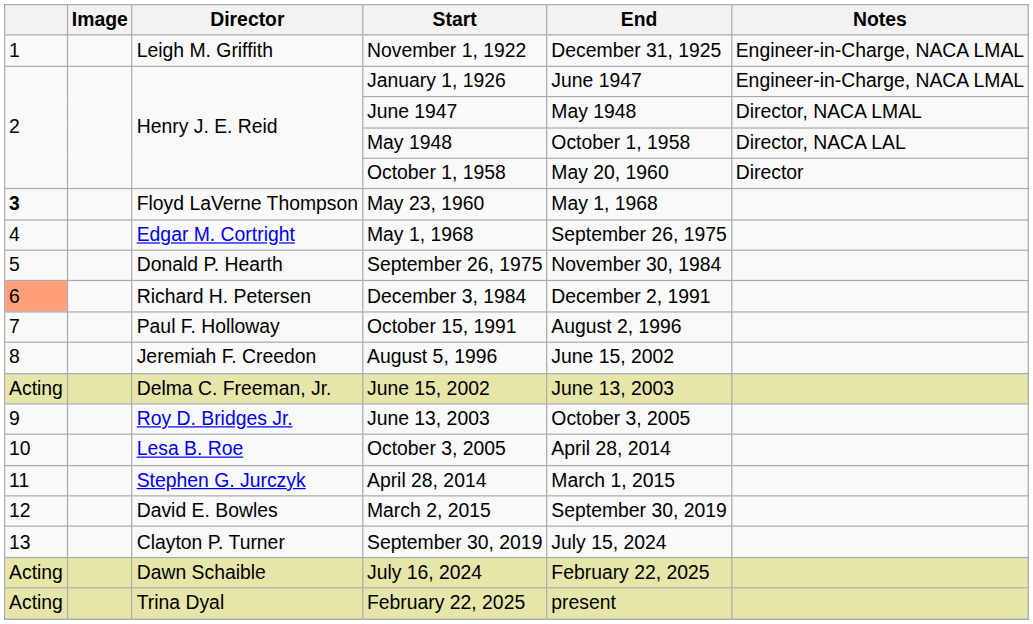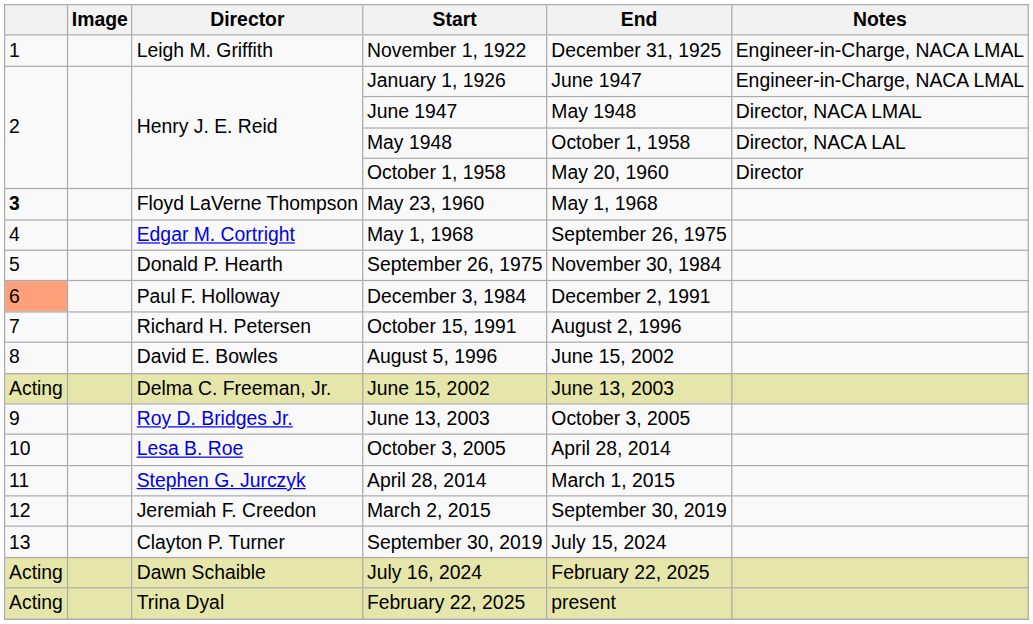(224, 296) Richard H. Petersen -> (208, 296) Paul F. Holloway
(208, 326) Paul F. Holloway -> (224, 326) Richard H. Petersen
(227, 357) Jeremiah F. Creedon -> (207, 357) David E. Bowles
(207, 511) David E. Bowles -> (227, 511) Jeremiah F. Creedon
